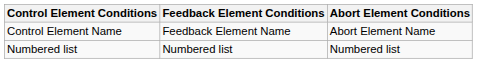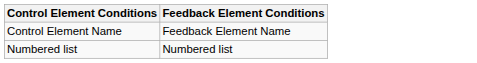- column: (400, 13)
